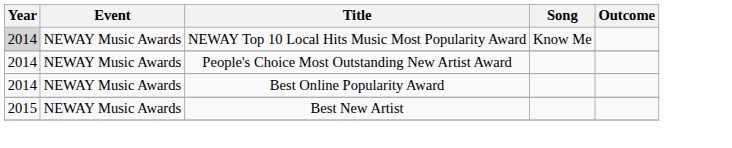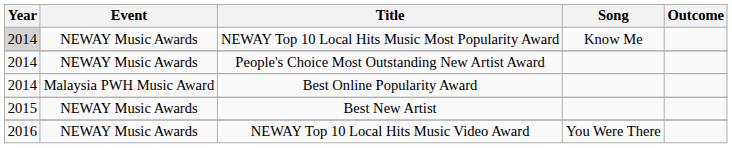(112, 85) NEWAY Music Awards -> (129, 85) Malaysia PWH Music Award
+ row: (390, 131)
